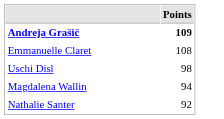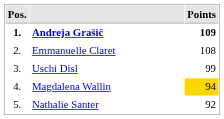+ column: (17, 14)
(186, 68) 98 -> (211, 68) 99
(186, 86) no background -> (211, 86) gold background
